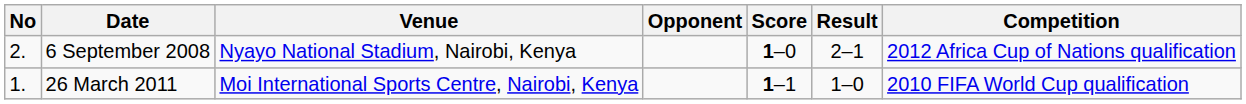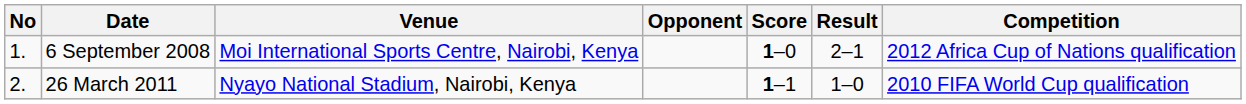(18, 52) 2. -> (18, 52) 1.
(398, 52) Nyayo National Stadium, Nairobi, Kenya -> (429, 52) Moi International Sports Centre, Nairobi, Kenya
(18, 83) 1. -> (18, 83) 2.
(429, 83) Moi International Sports Centre, Nairobi, Kenya -> (398, 83) Nyayo National Stadium, Nairobi, Kenya
